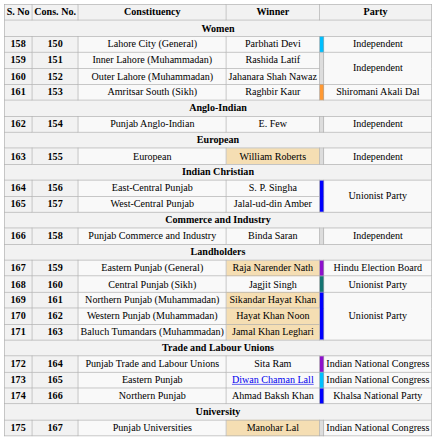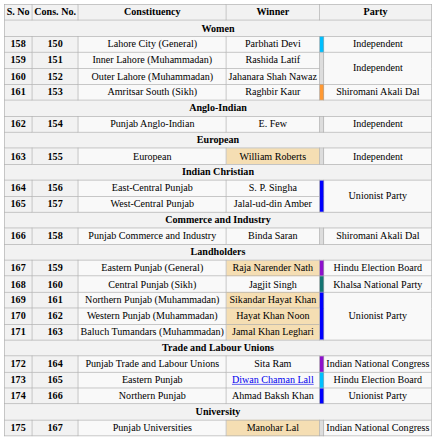(378, 236) Independent -> (378, 236) Shiromani Akali Dal
(378, 284) Unionist Party -> (378, 284) Khalsa National Party
(378, 380) Indian National Congress -> (378, 380) Hindu Election Board
(378, 396) Khalsa National Party -> (378, 396) Unionist Party
